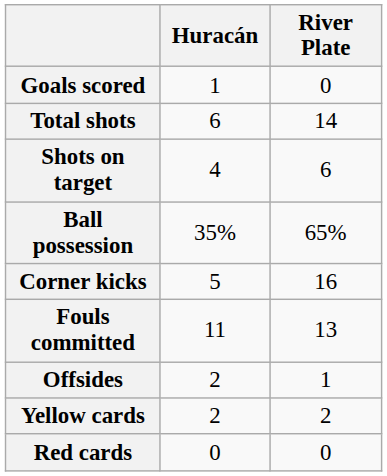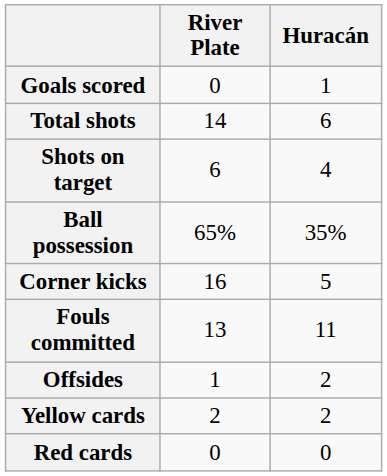columns swapped: (326, 35) <-> (215, 35)
